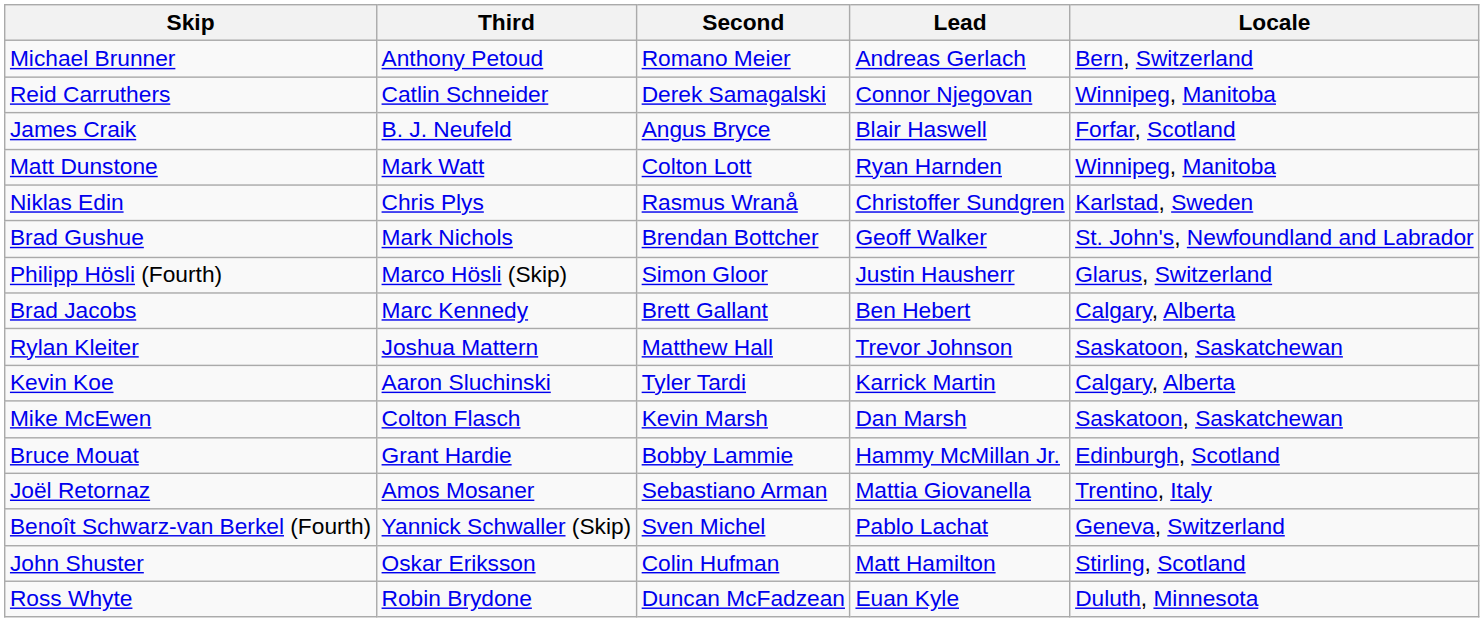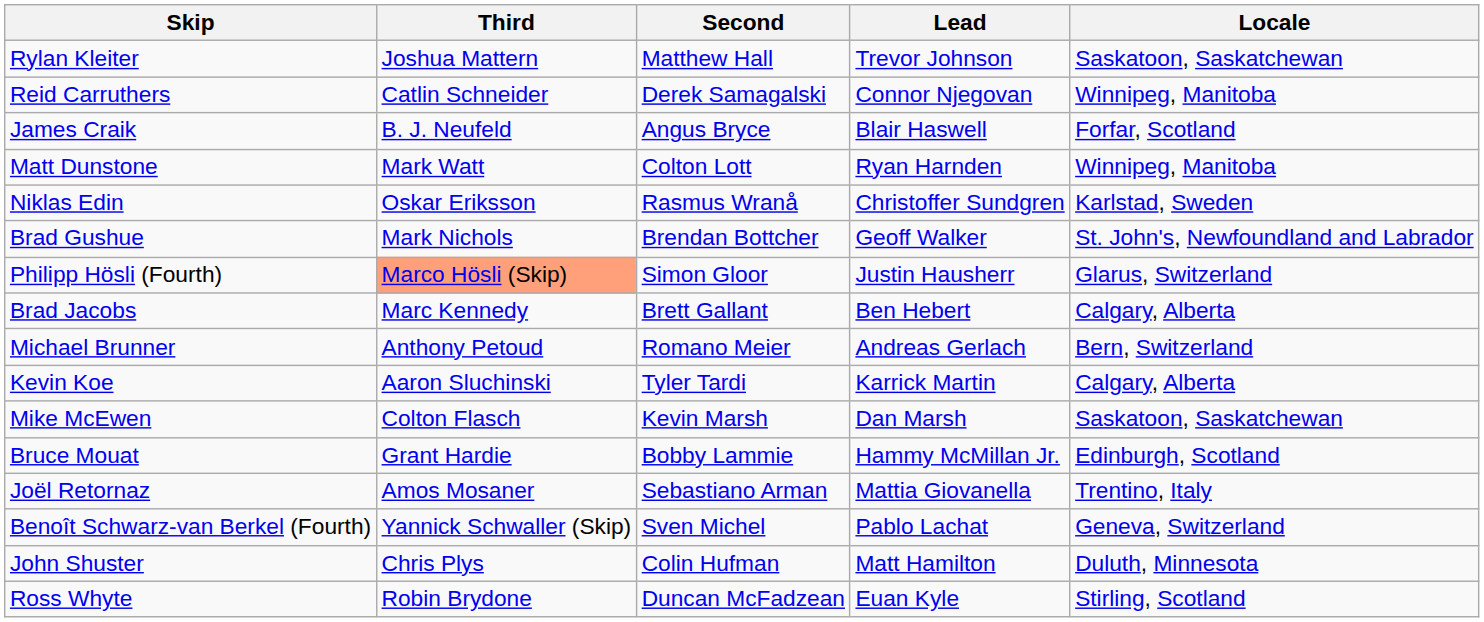rows swapped: (93, 58) <-> (74, 346)
(433, 202) Chris Plys -> (459, 202) Oskar Eriksson
(474, 274) no background -> (474, 274) lightsalmon background
(459, 563) Oskar Eriksson -> (433, 563) Chris Plys
(1160, 563) Stirling, Scotland -> (1167, 563) Duluth, Minnesota
(1167, 599) Duluth, Minnesota -> (1160, 599) Stirling, Scotland
